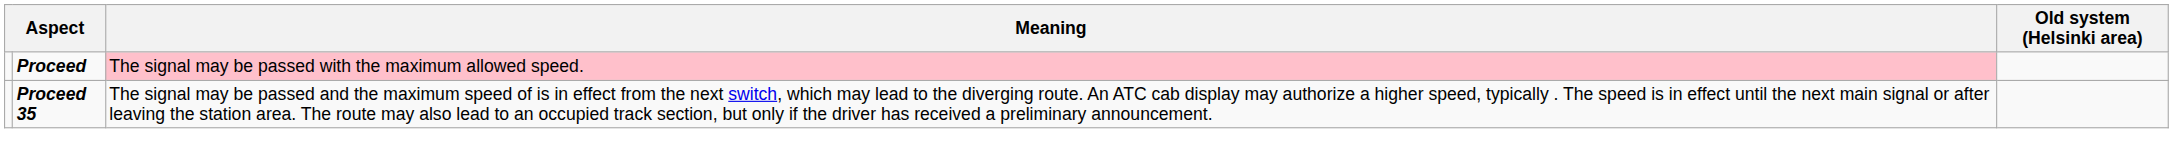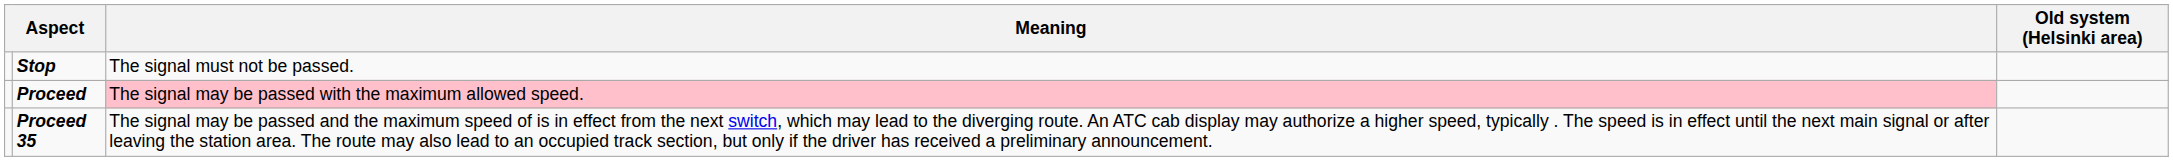+ row: (36, 66)
